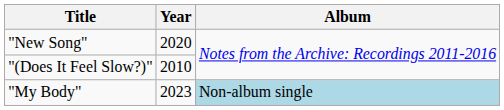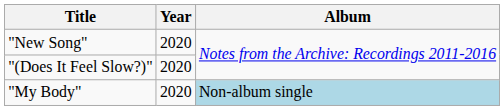(176, 67) 2010 -> (176, 67) 2020
(176, 92) 2023 -> (176, 92) 2020
